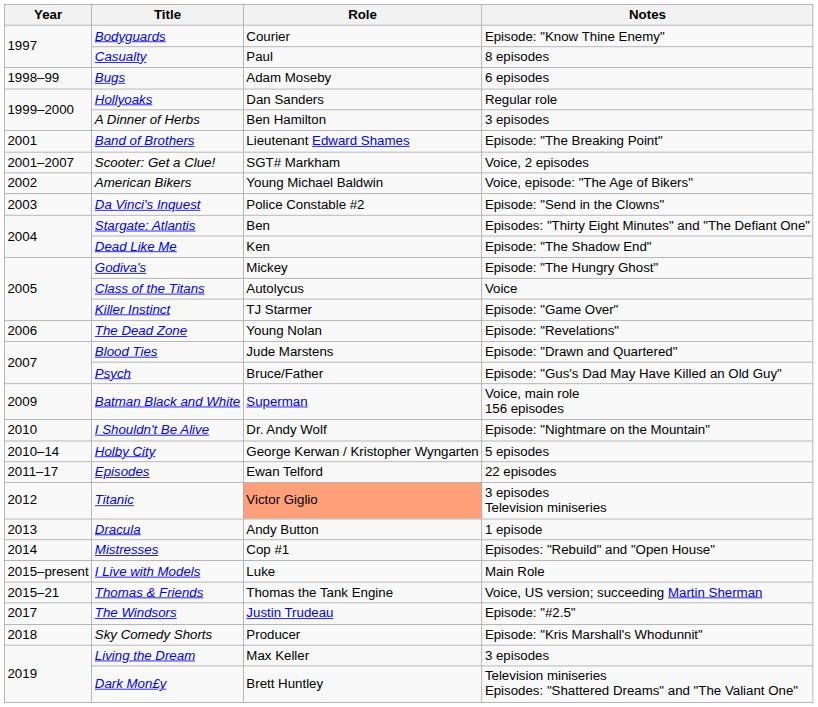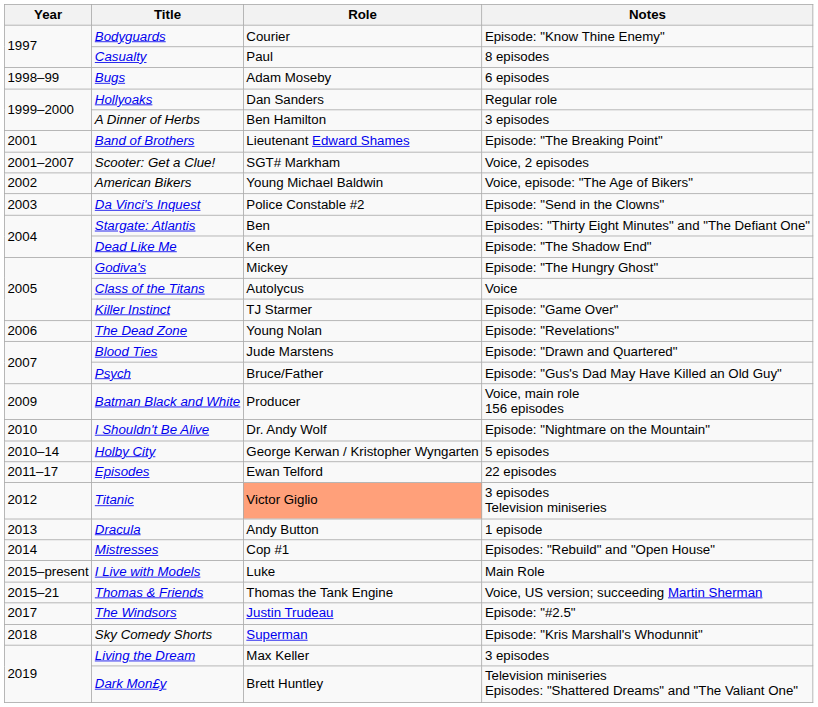(277, 401) Superman -> (273, 401) Producer
(273, 634) Producer -> (277, 634) Superman
